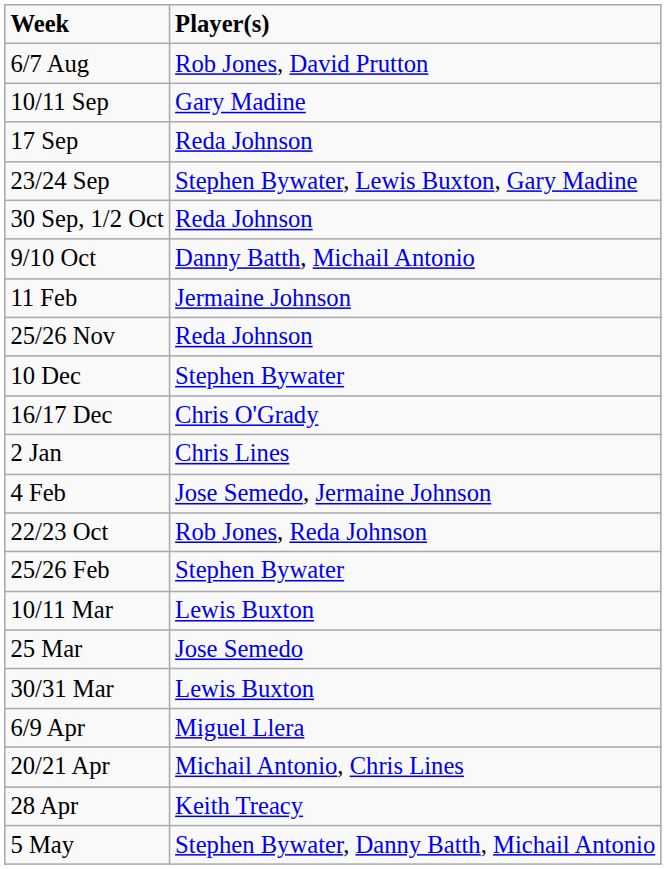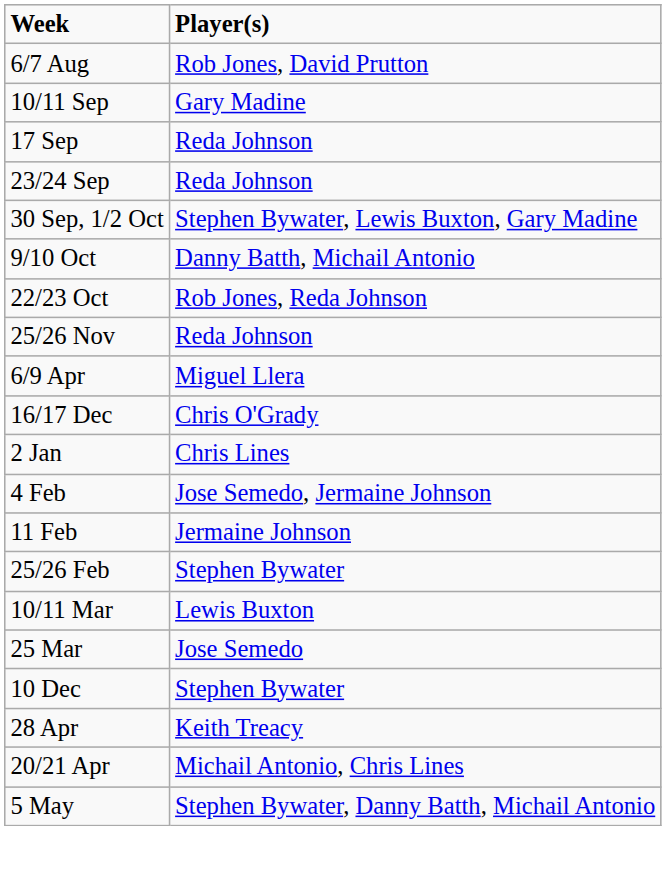(406, 180) Stephen Bywater, Lewis Buxton, Gary Madine -> (244, 180) Reda Johnson
(244, 219) Reda Johnson -> (406, 219) Stephen Bywater, Lewis Buxton, Gary Madine
rows swapped: (59, 532) <-> (44, 297)
rows swapped: (46, 375) <-> (48, 727)
- row: (62, 688)
rows swapped: (60, 766) <-> (44, 805)
